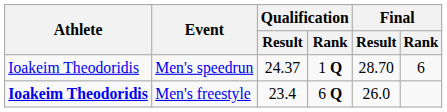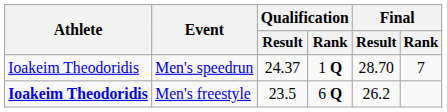(421, 68) 6 -> (421, 68) 7
(282, 94) 23.4 -> (282, 94) 23.5
(376, 94) 26.0 -> (376, 94) 26.2
